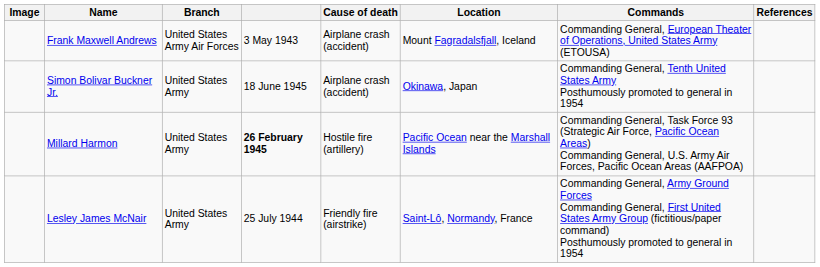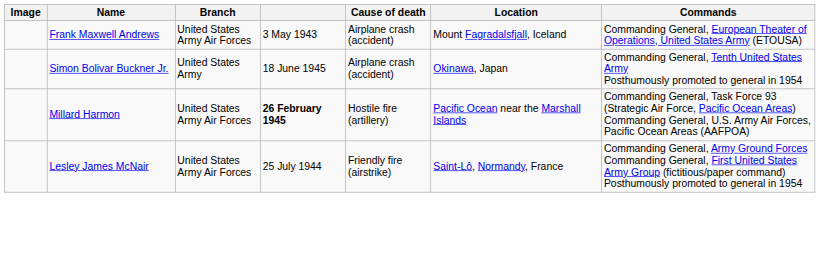- column: (784, 12)
(196, 144) United States Army -> (214, 114) United States Army Air Forces
(196, 219) United States Army -> (214, 166) United States Army Air Forces
